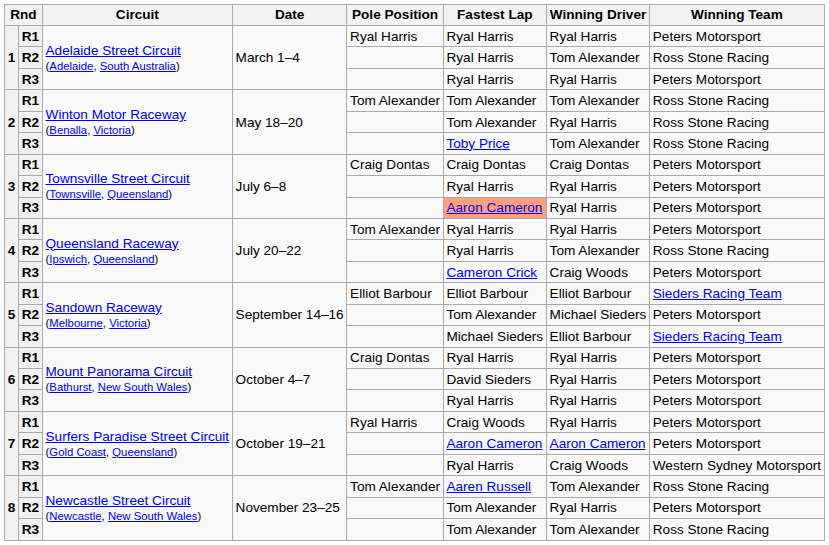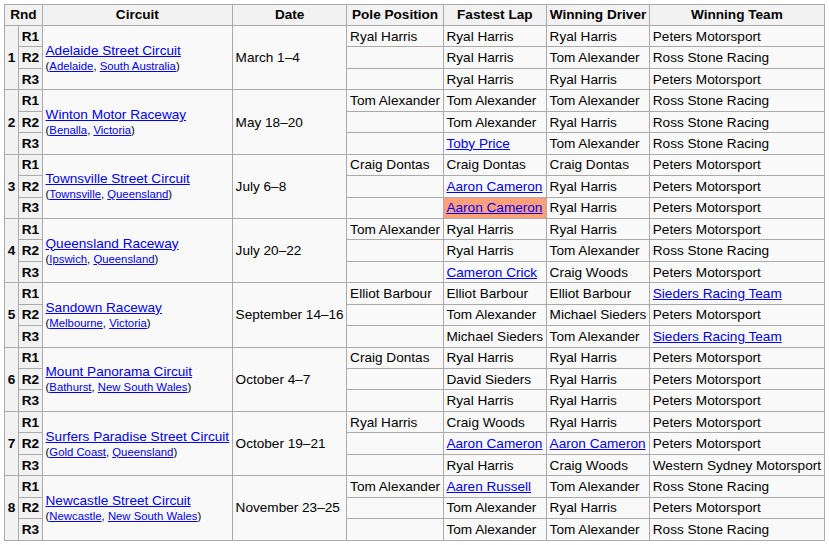(480, 186) Ryal Harris -> (494, 186) Aaron Cameron
(590, 336) Elliot Barbour -> (595, 336) Tom Alexander
